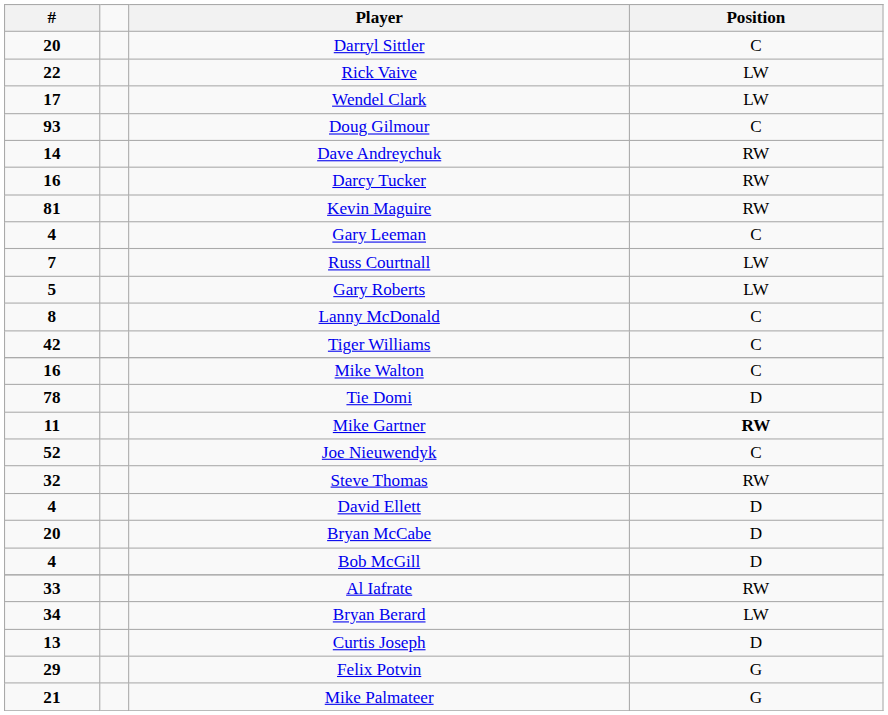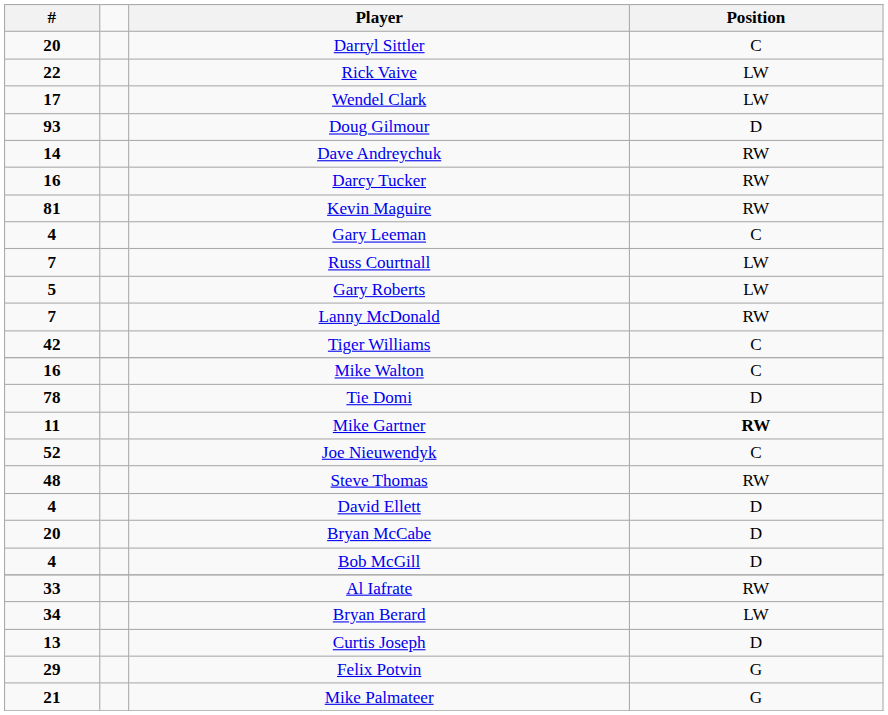(756, 126) C -> (756, 126) D
(52, 316) 8 -> (52, 316) 7
(756, 316) C -> (756, 316) RW
(52, 479) 32 -> (52, 479) 48
